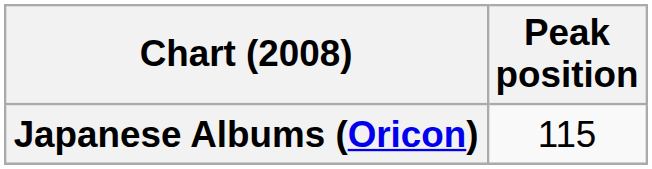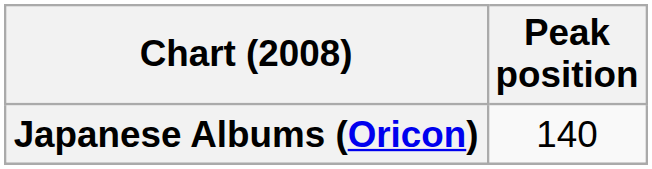(567, 133) 115 -> (567, 133) 140
